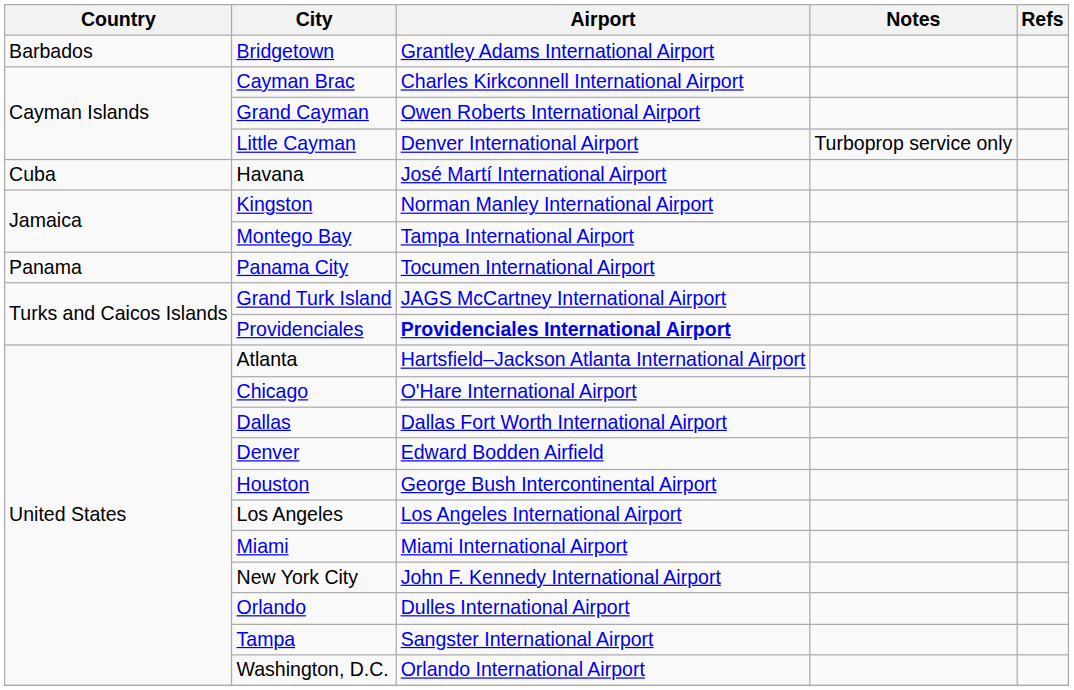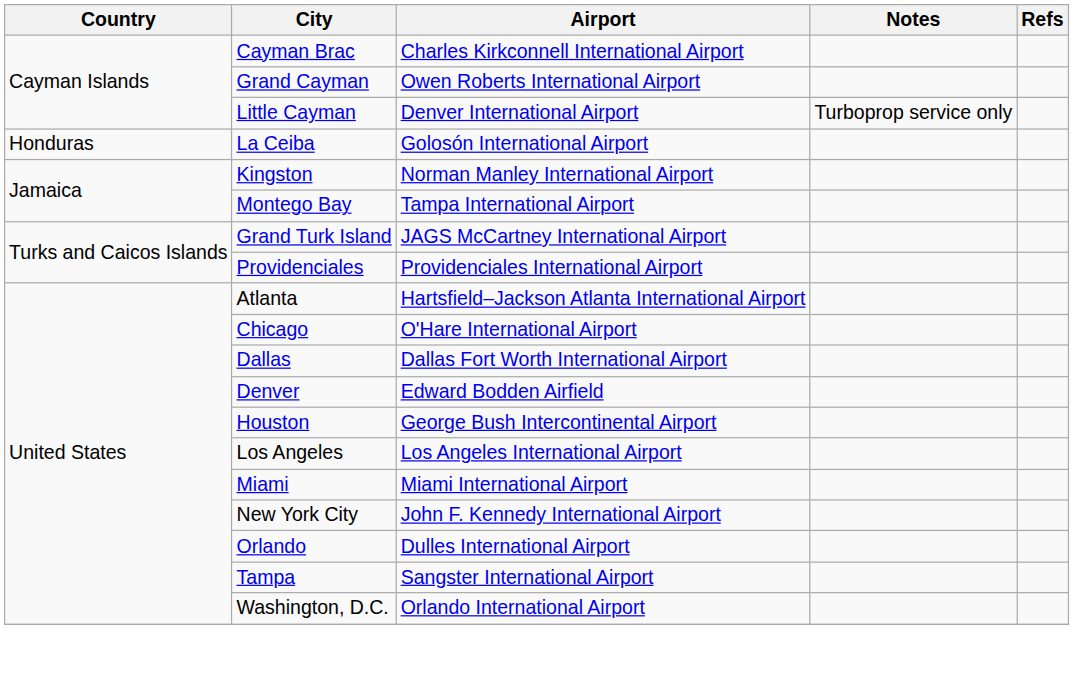- row: (285, 50)
- row: (270, 174)
+ row: (276, 143)
- row: (292, 267)
(566, 329) bold -> (552, 267) normal
